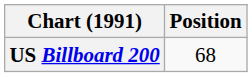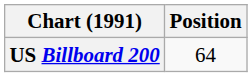(205, 54) 68 -> (205, 54) 64
